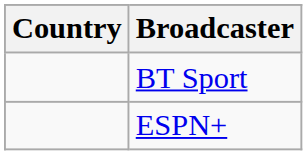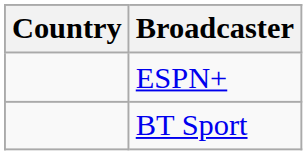rows swapped: (192, 76) <-> (182, 125)
